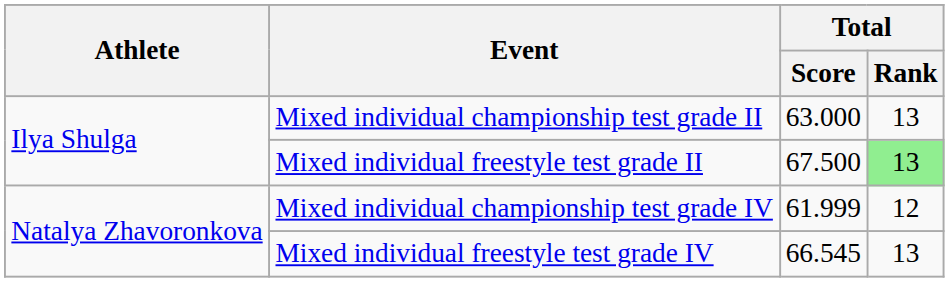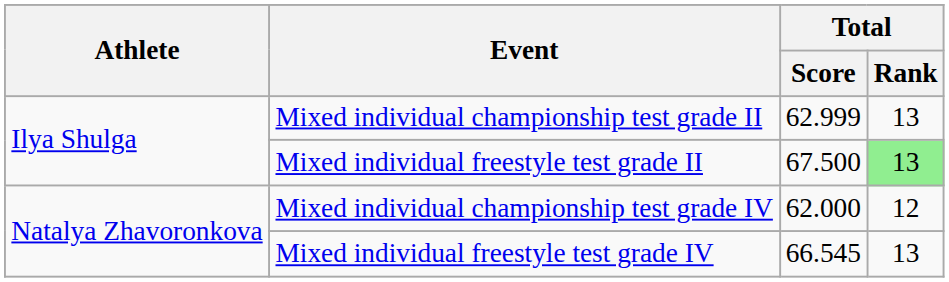(823, 117) 63.000 -> (823, 117) 62.999
(823, 207) 61.999 -> (823, 207) 62.000
